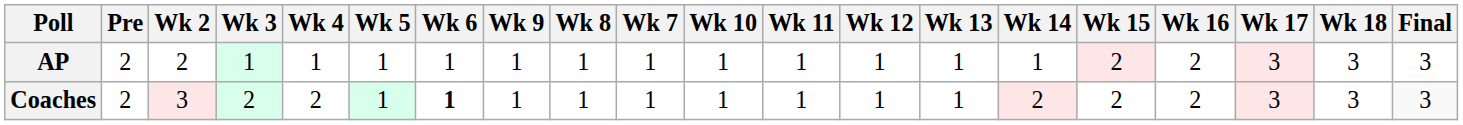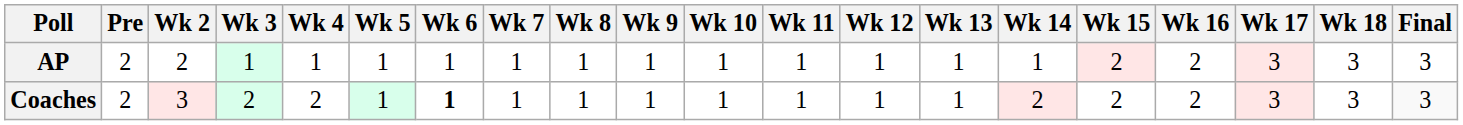columns swapped: (650, 23) <-> (516, 23)
